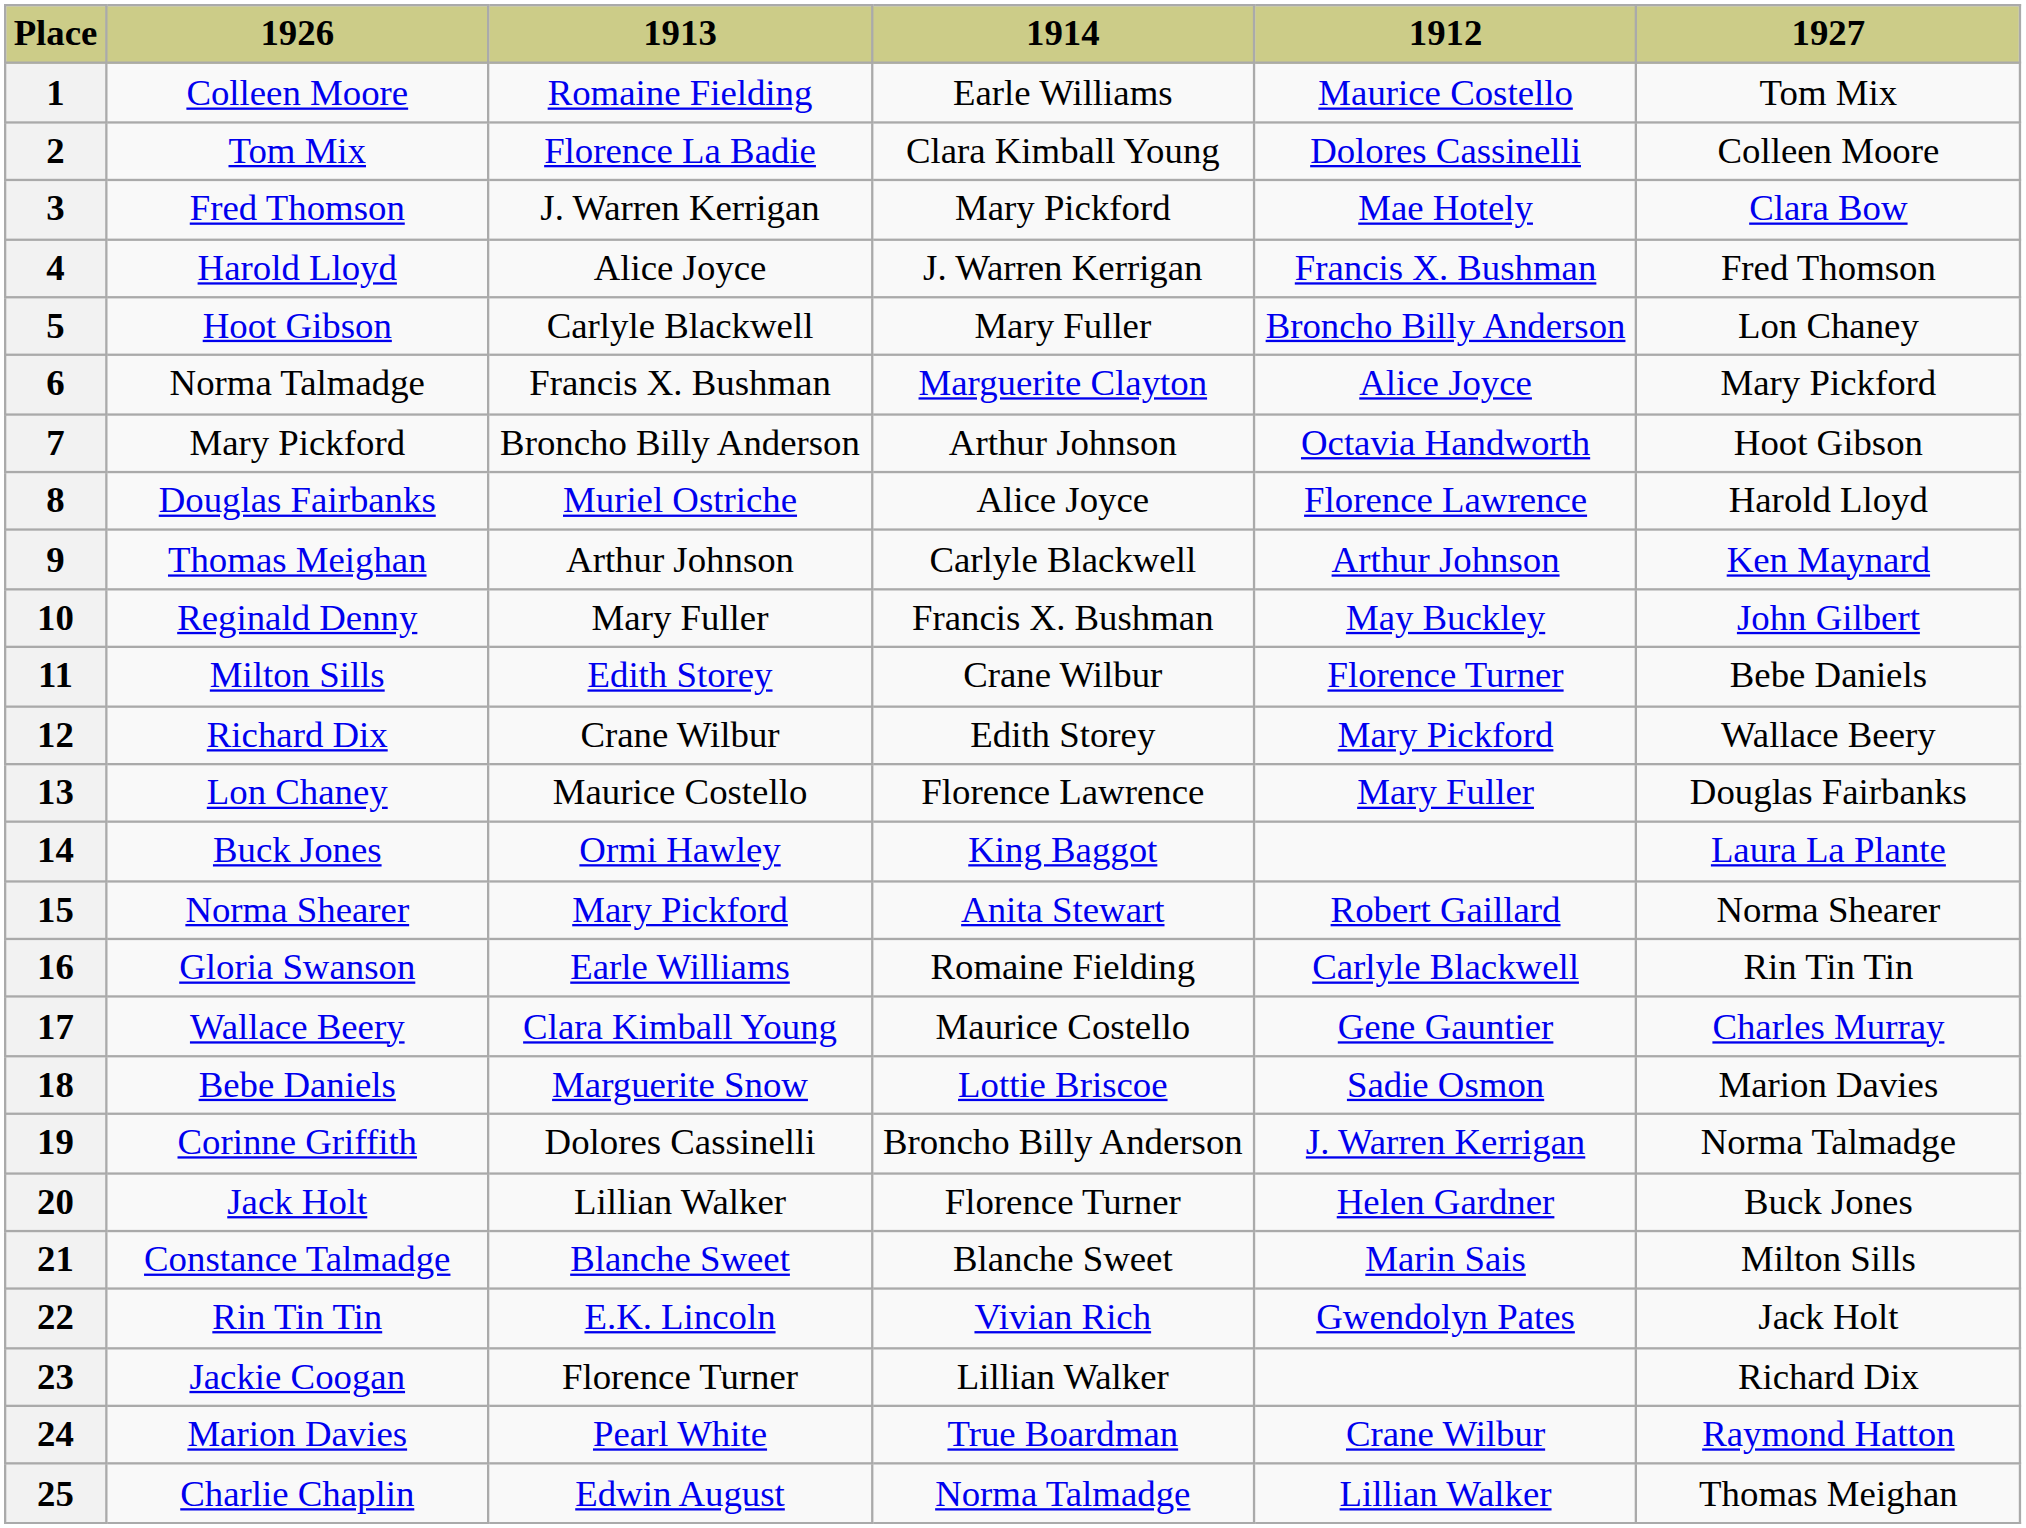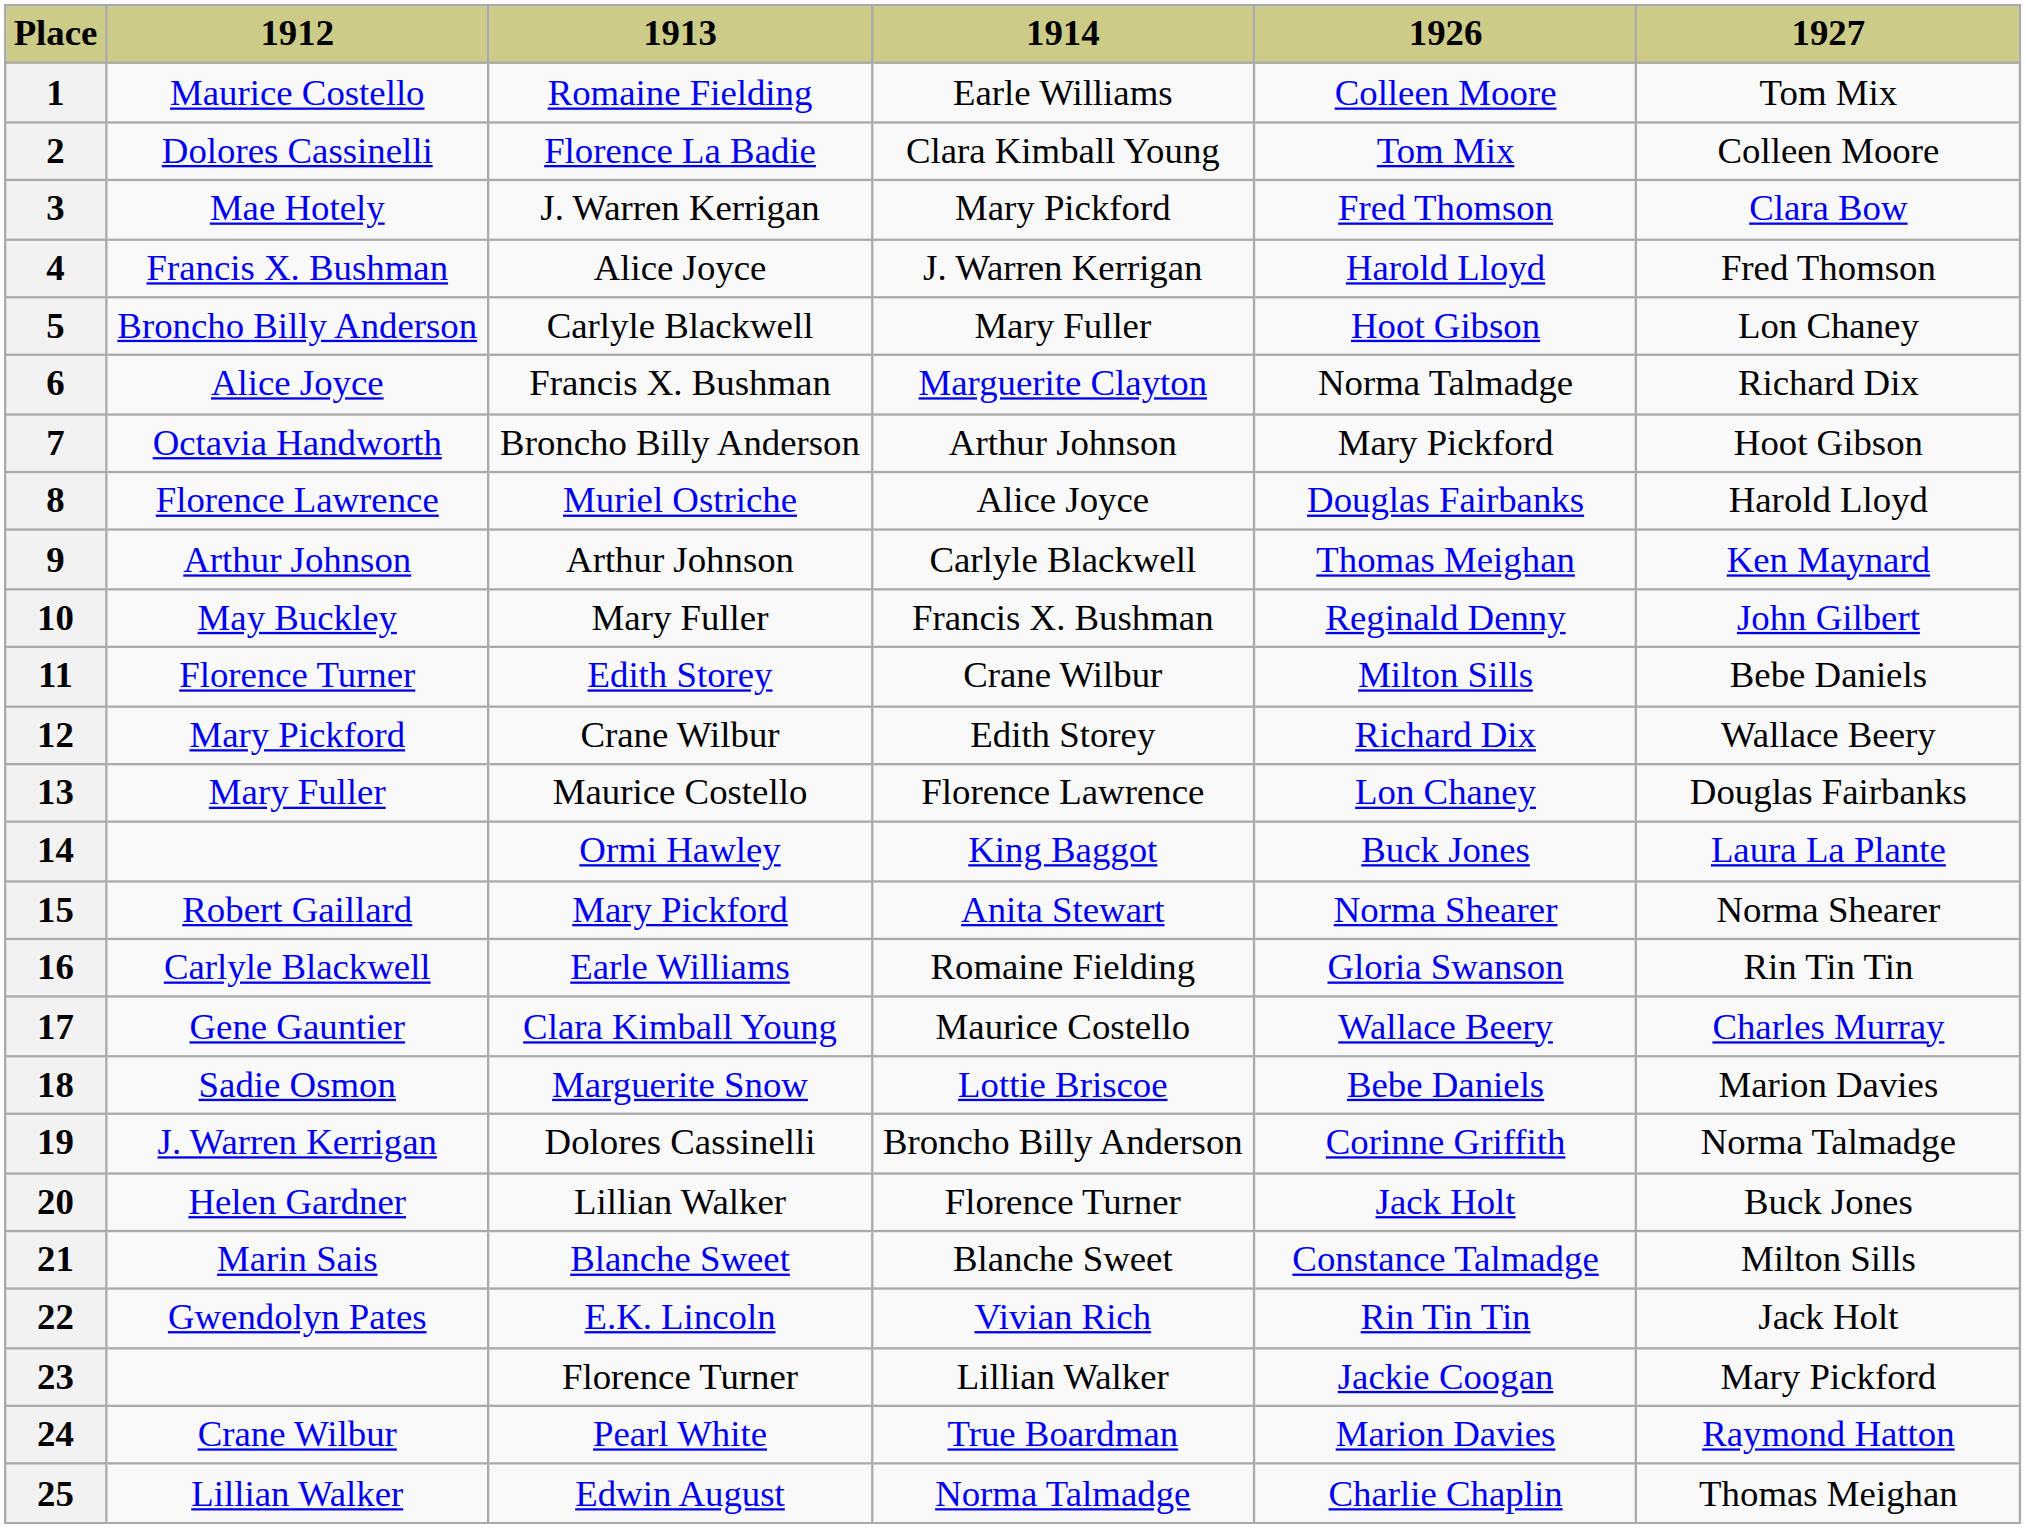columns swapped: (1446, 33) <-> (297, 33)
(1828, 383) Mary Pickford -> (1828, 383) Richard Dix
(1828, 1376) Richard Dix -> (1828, 1376) Mary Pickford
